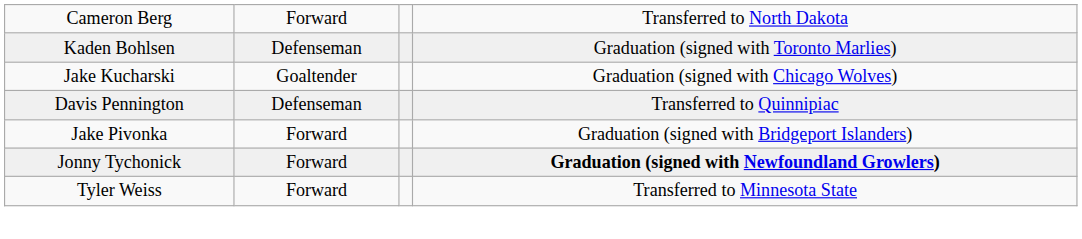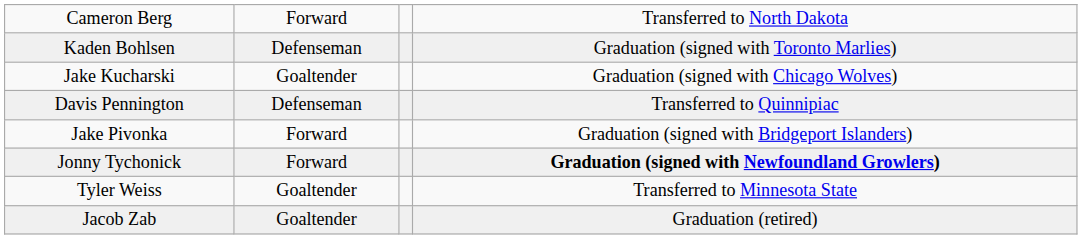(317, 190) Forward -> (317, 190) Goaltender
+ row: (119, 219)
